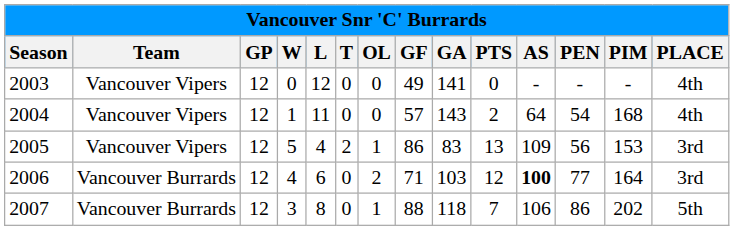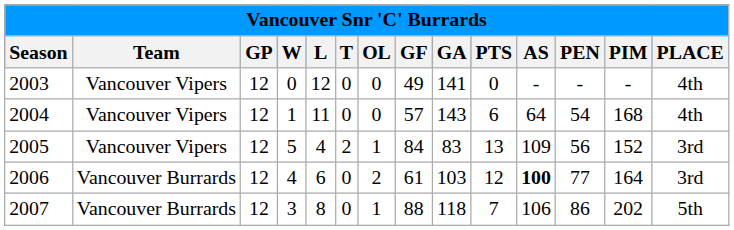(494, 114) 2 -> (494, 114) 6
(414, 146) 86 -> (414, 146) 84
(628, 146) 153 -> (628, 146) 152
(414, 177) 71 -> (414, 177) 61
